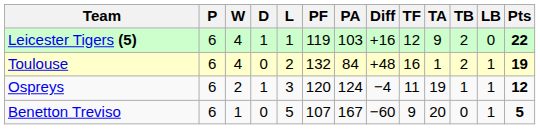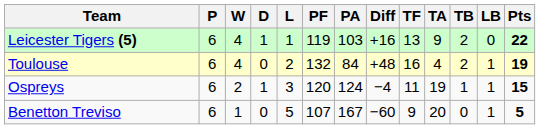(412, 40) 12 -> (412, 40) 13
(438, 64) 1 -> (438, 64) 4
(520, 87) 12 -> (520, 87) 15
